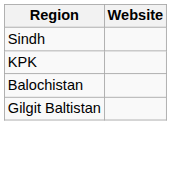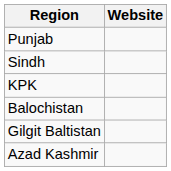+ row: (30, 39)
+ row: (53, 154)
